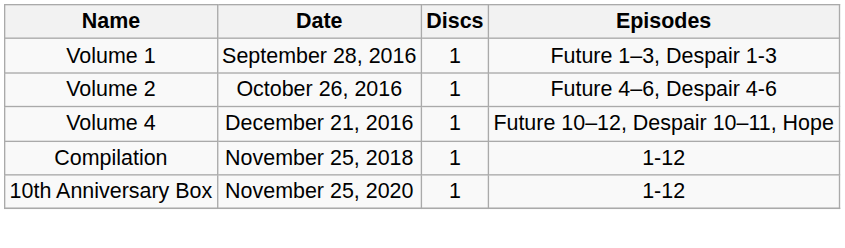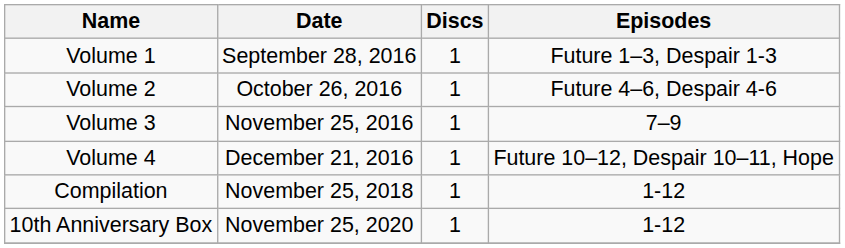+ row: (111, 123)
